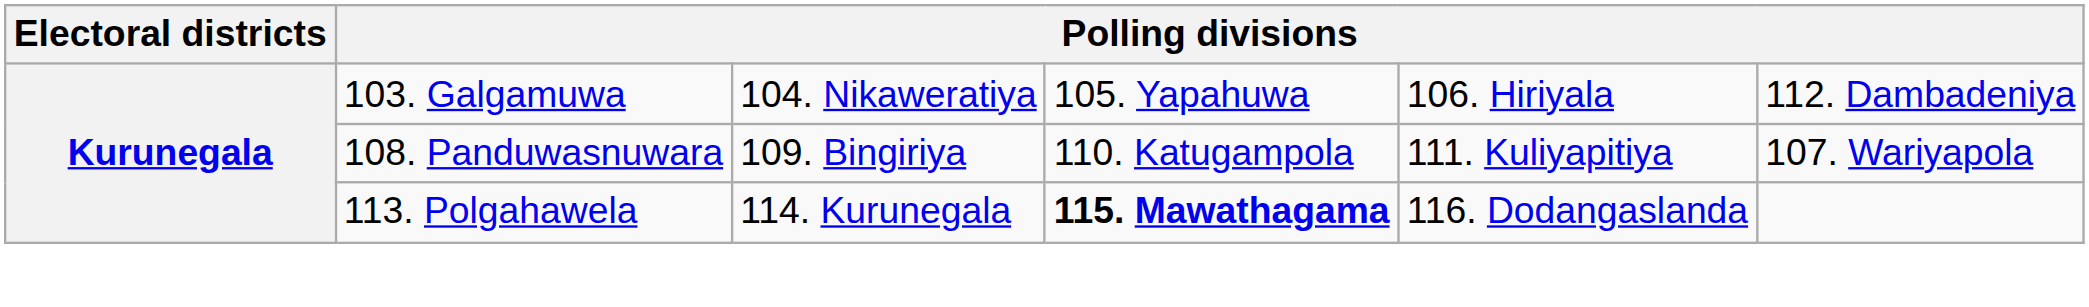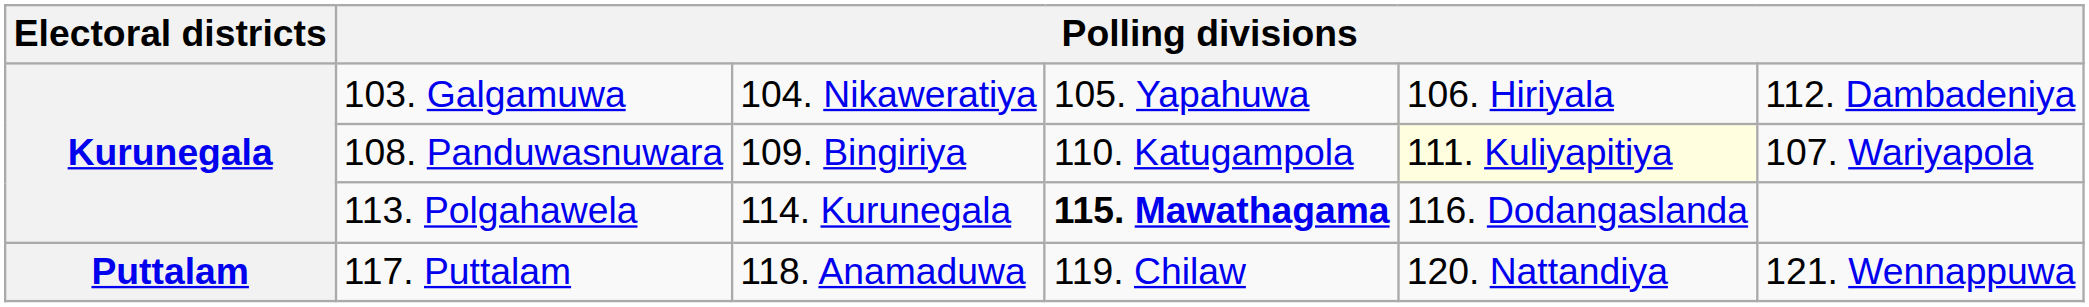(1540, 152) no background -> (1540, 152) lightyellow background
+ row: (457, 270)
